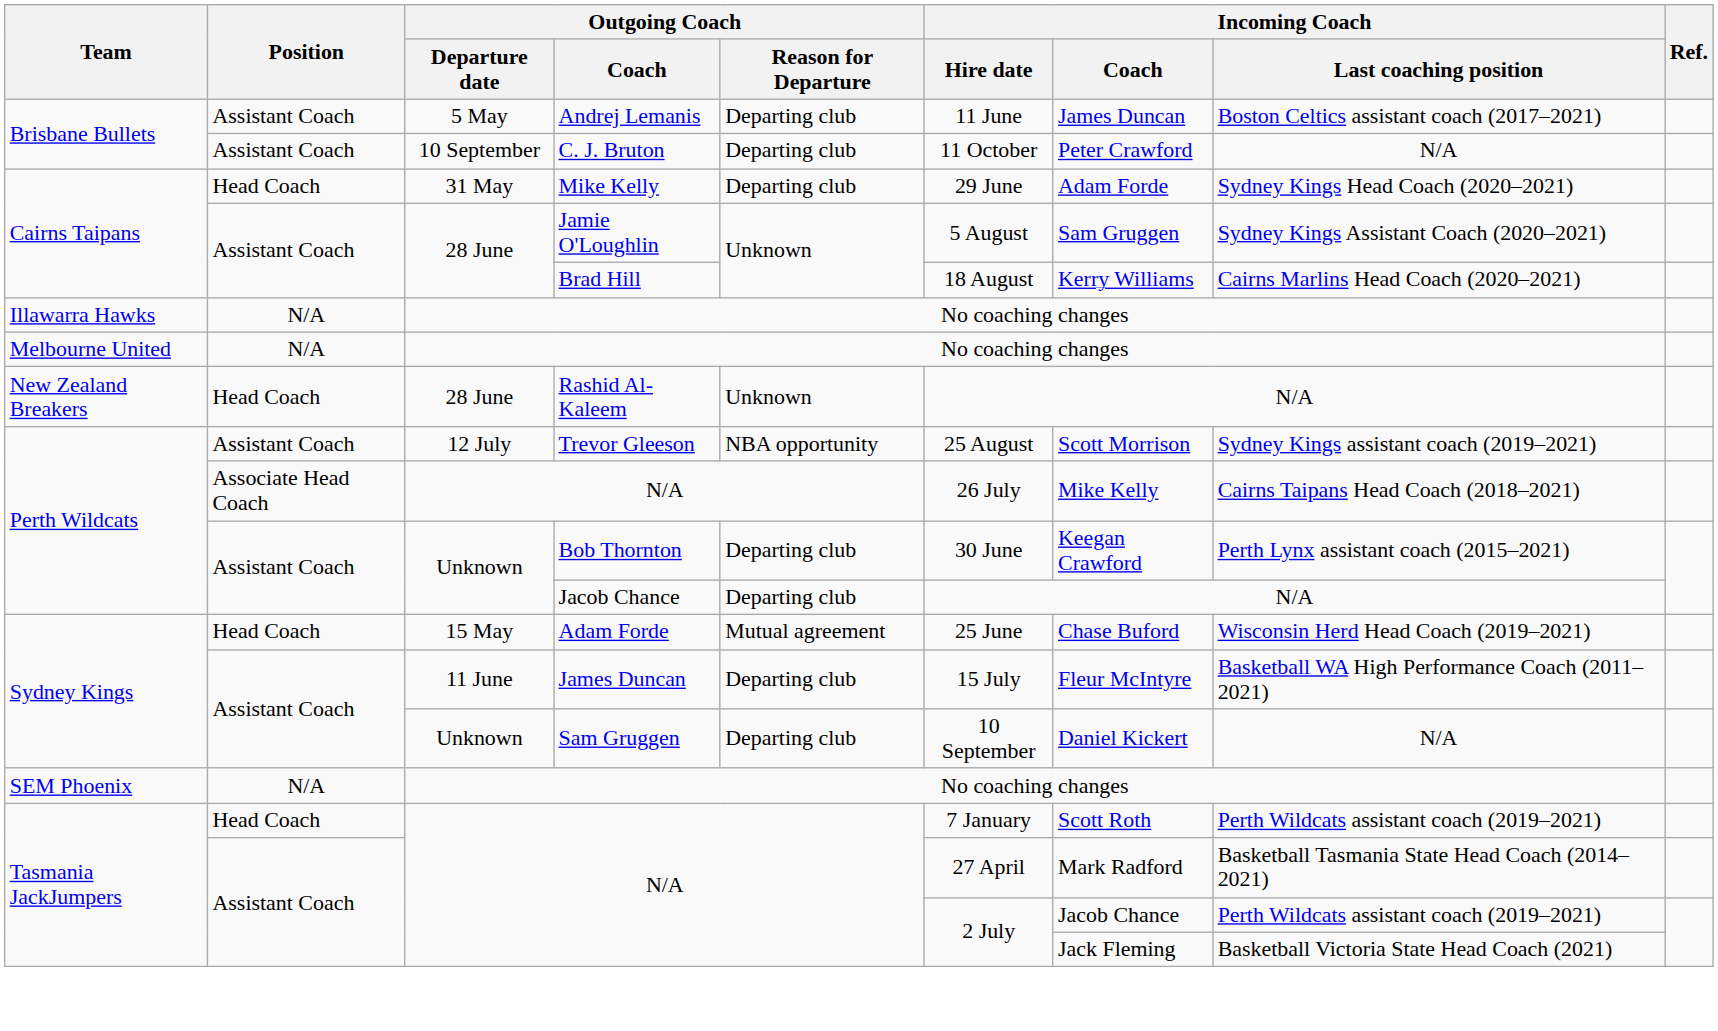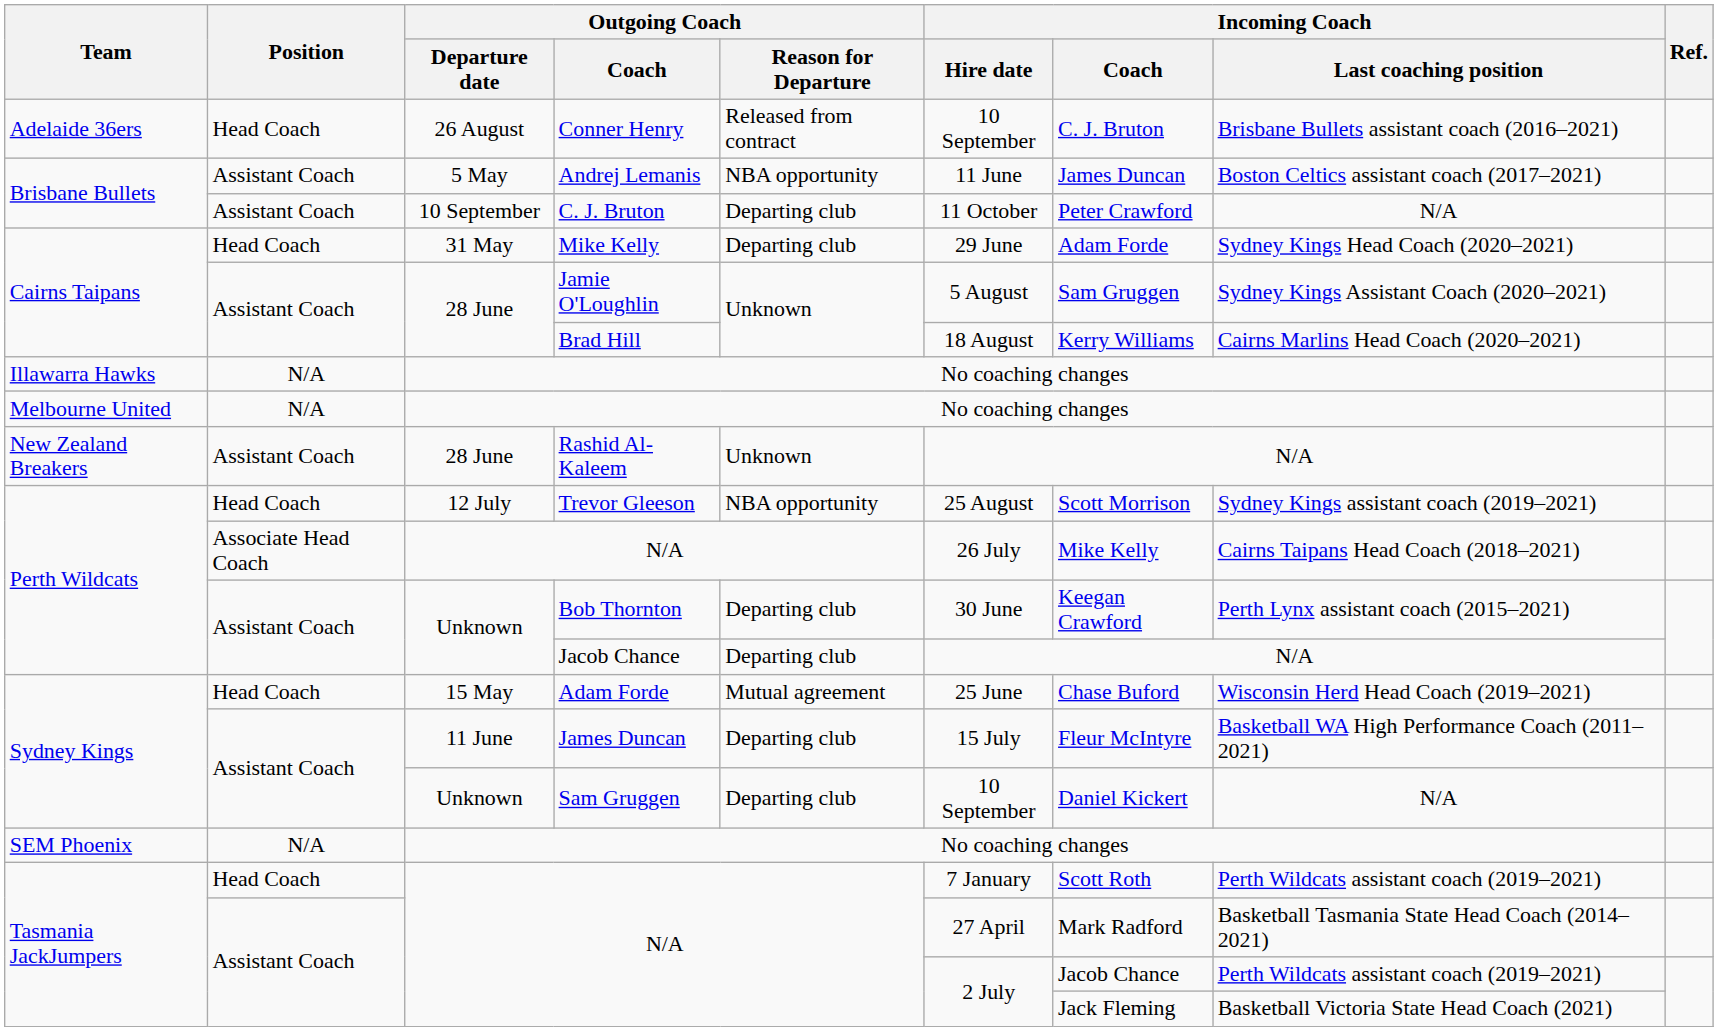+ row: (76, 128)
(791, 116) Departing club -> (802, 175) NBA opportunity
(266, 396) Head Coach -> (283, 455) Assistant Coach
(283, 443) Assistant Coach -> (266, 502) Head Coach
